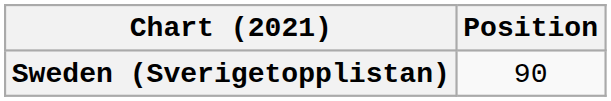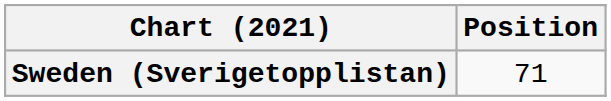(531, 74) 90 -> (531, 74) 71
